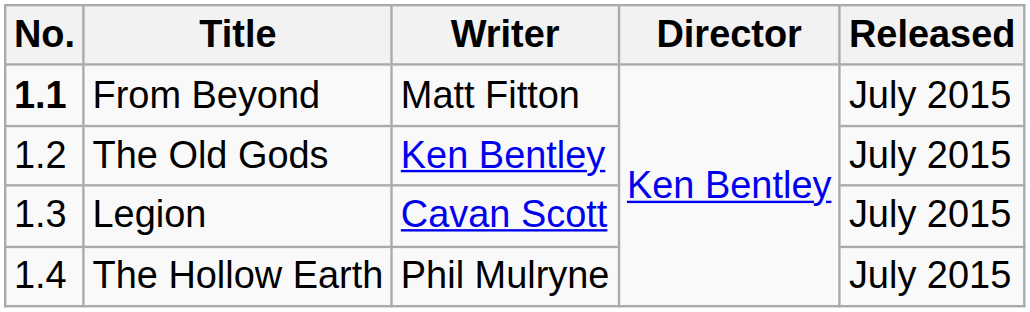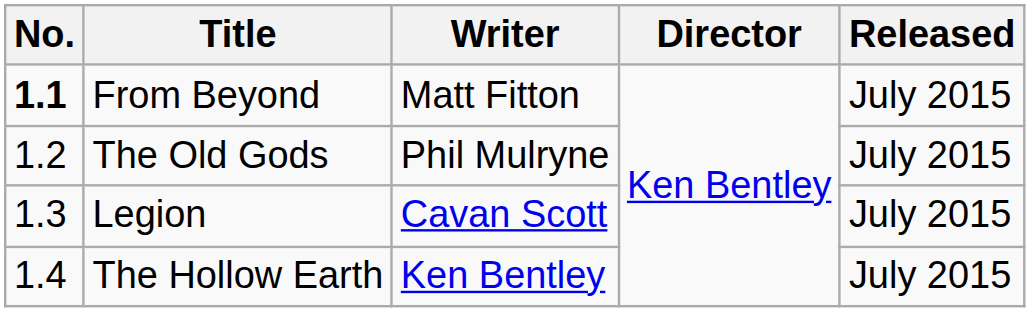(503, 154) Ken Bentley -> (505, 154) Phil Mulryne
(505, 275) Phil Mulryne -> (503, 275) Ken Bentley
